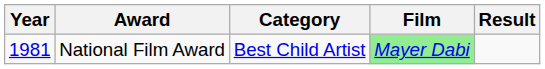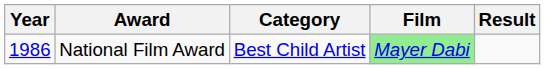(30, 49) 1981 -> (30, 49) 1986
